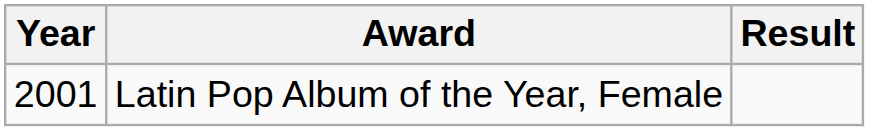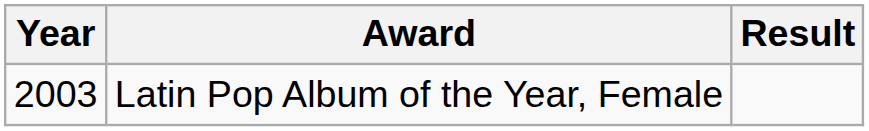(56, 93) 2001 -> (56, 93) 2003
